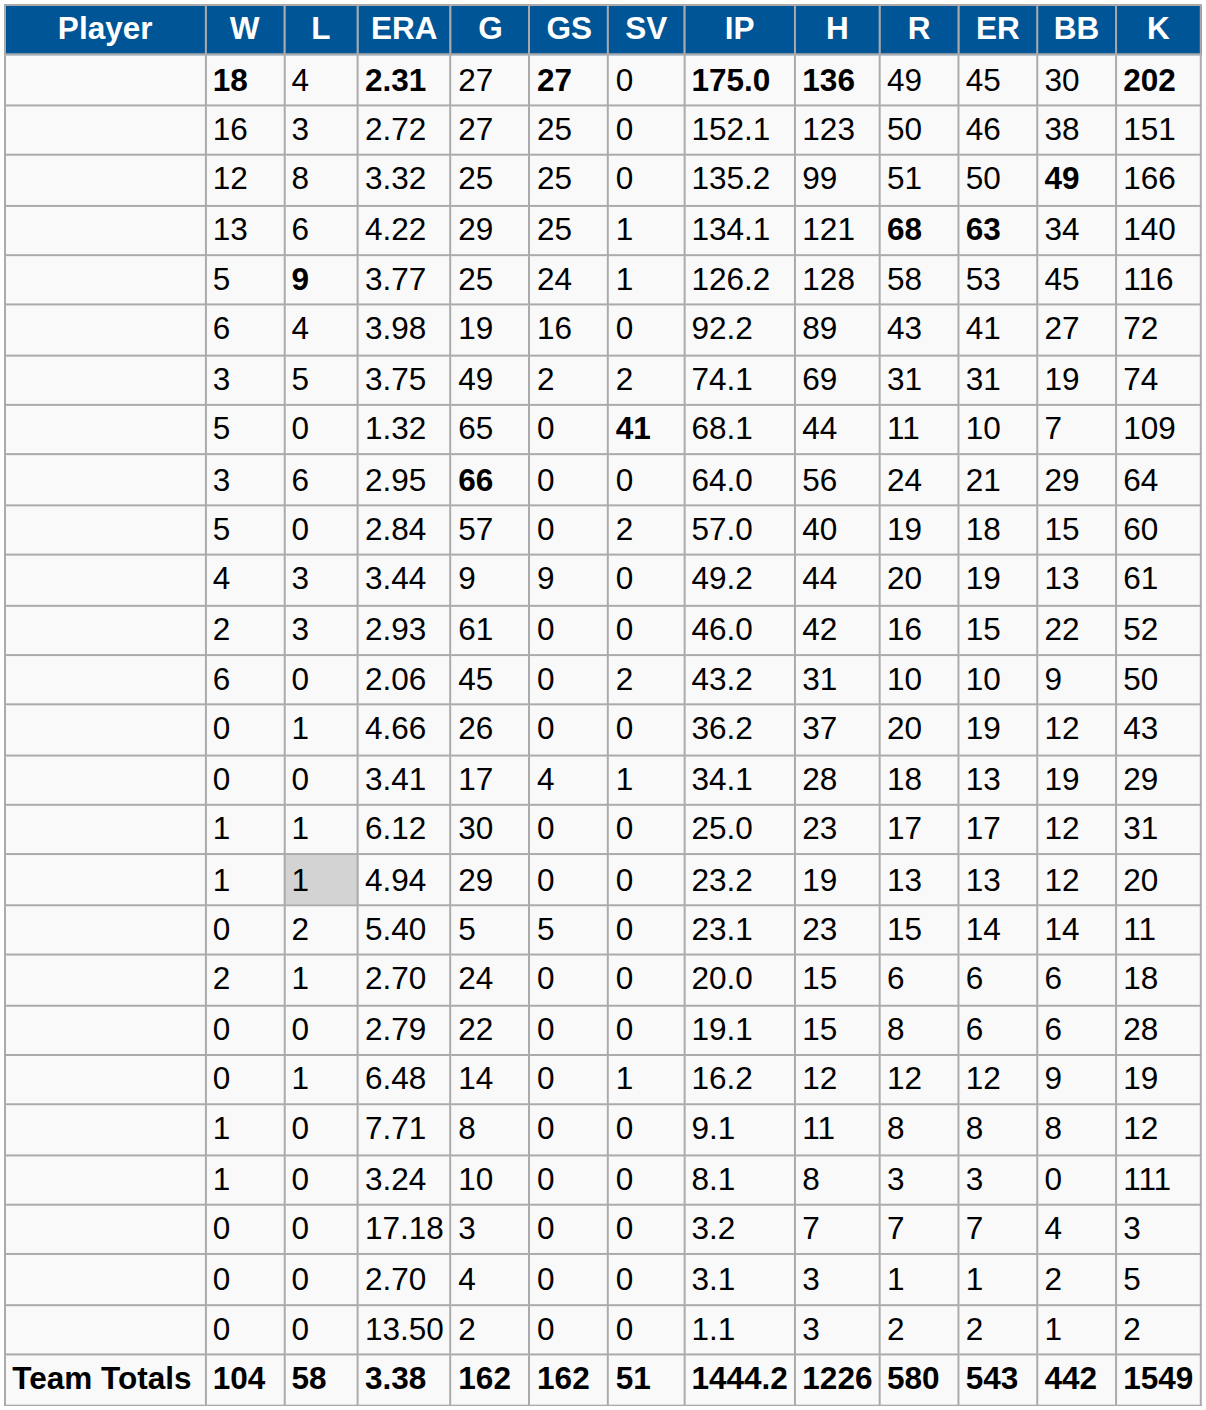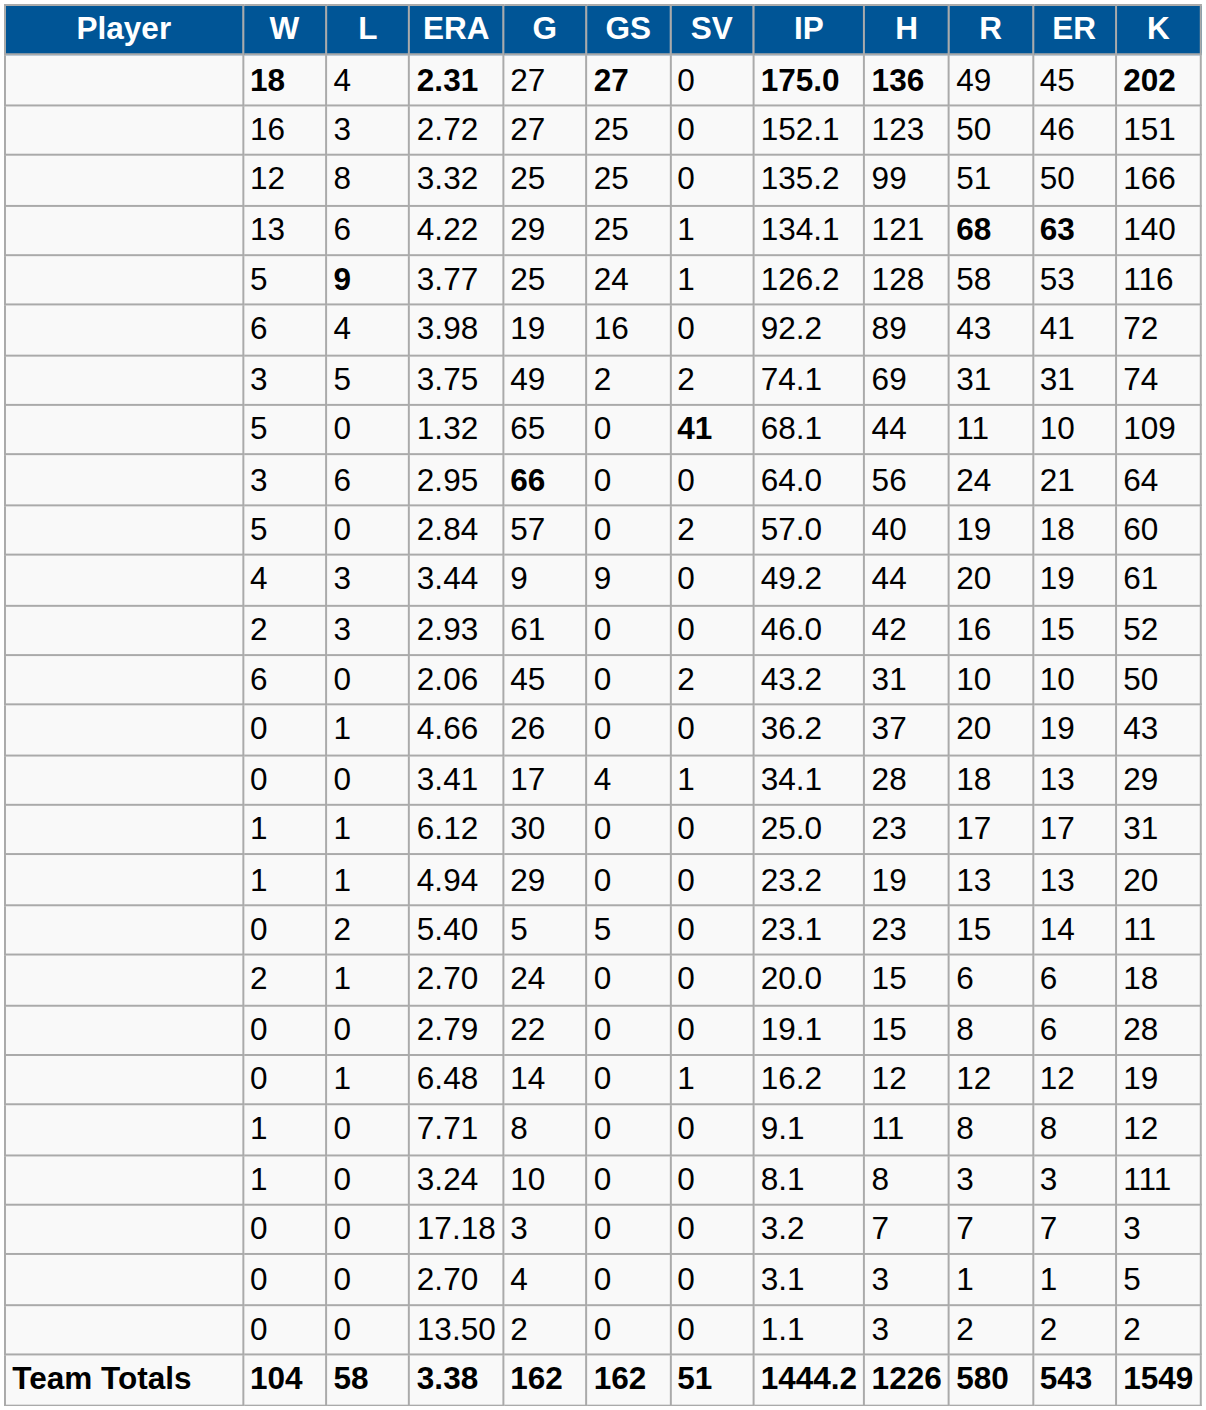- column: (1077, 29)
(300, 879) lightgrey background -> (342, 879) no background
